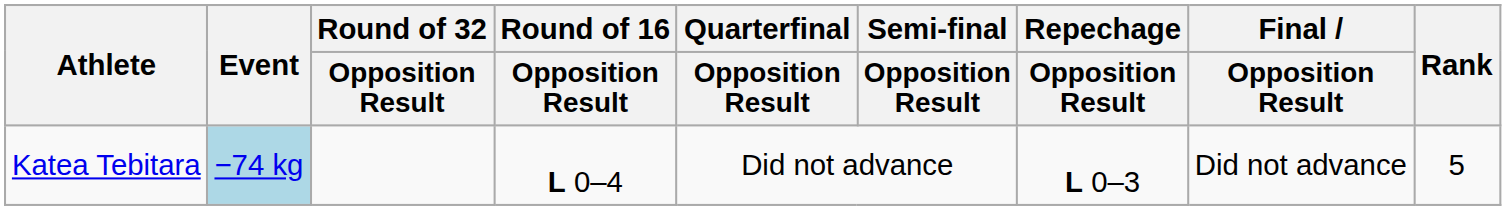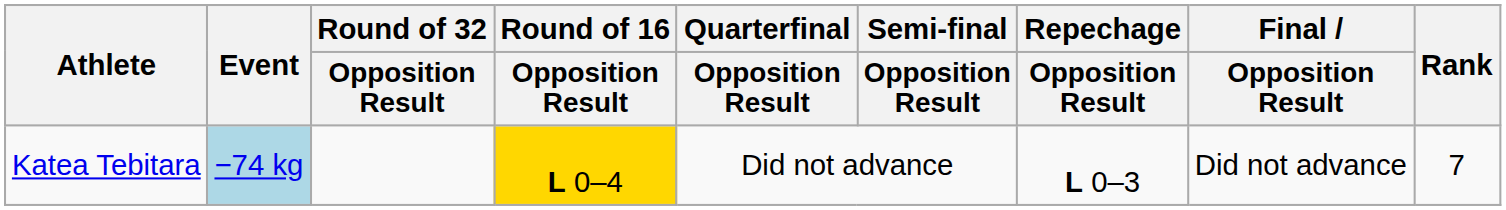(585, 182) no background -> (585, 182) gold background
(1457, 166) 5 -> (1457, 166) 7
